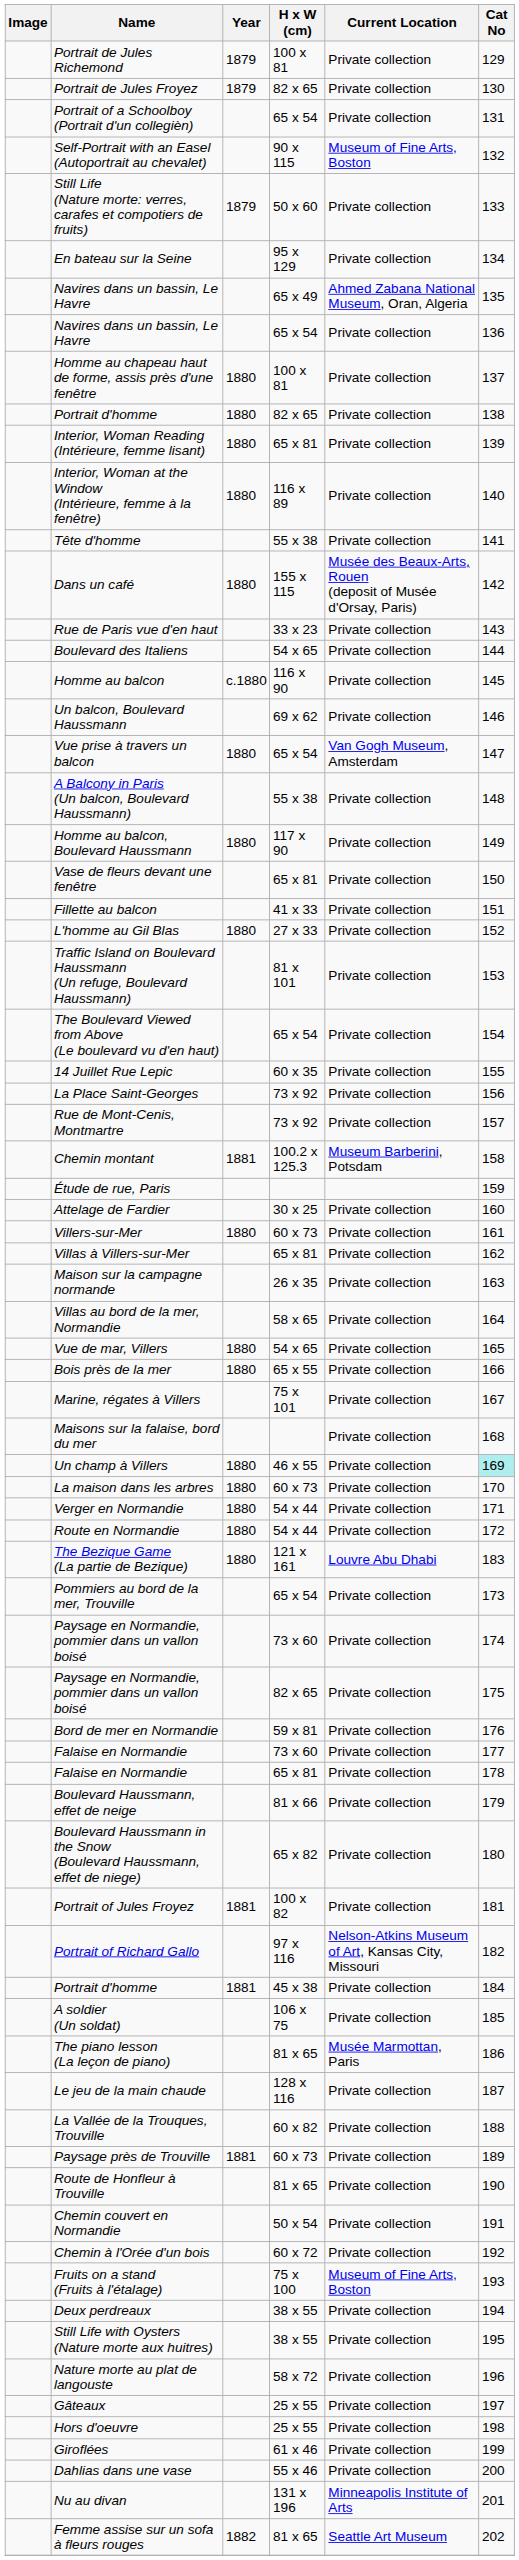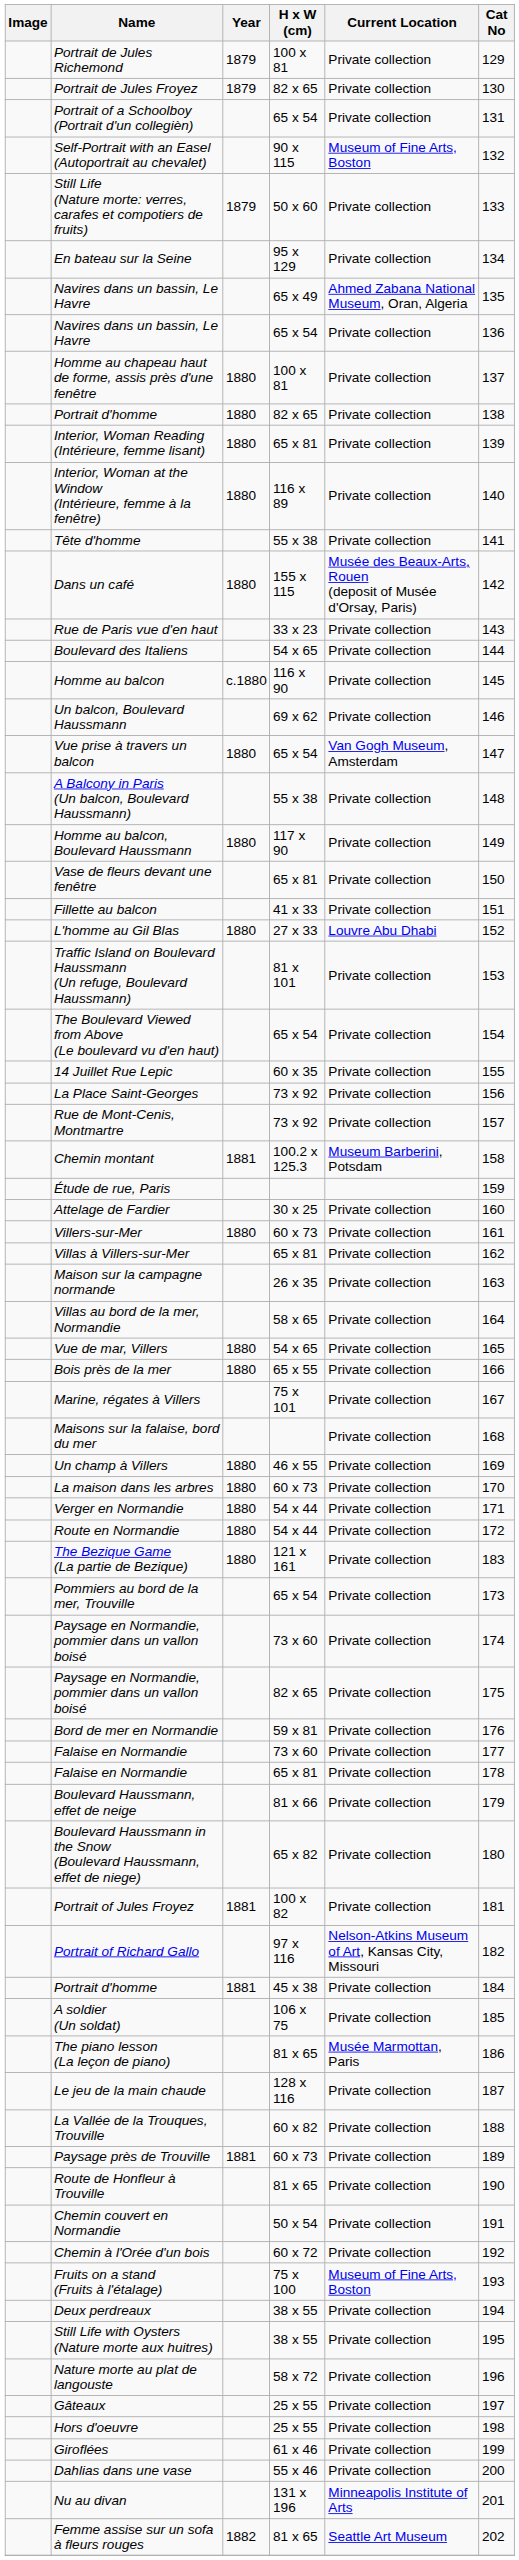(380, 930) Private collection -> (382, 930) Louvre Abu Dhabi
(493, 1465) paleturquoise background -> (493, 1465) no background
(382, 1559) Louvre Abu Dhabi -> (380, 1559) Private collection
